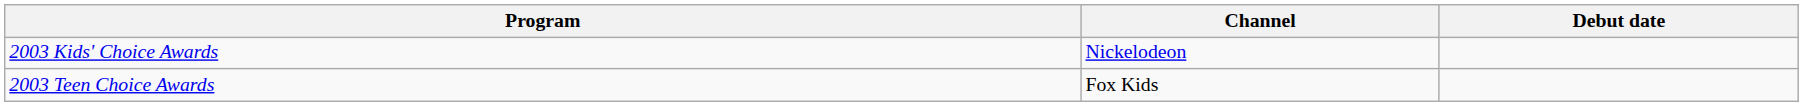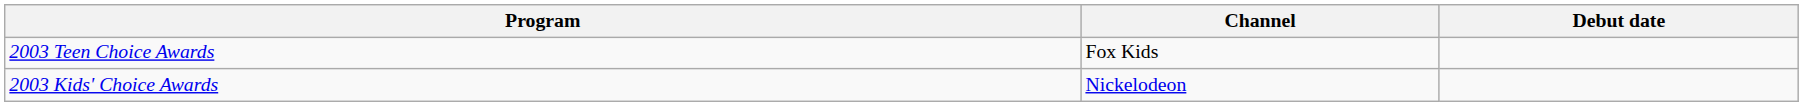rows swapped: (114, 52) <-> (112, 84)
